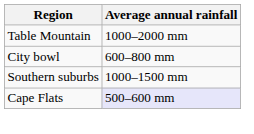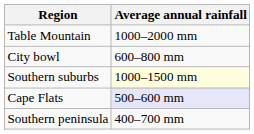(146, 77) no background -> (156, 77) lightyellow background
+ row: (58, 118)
